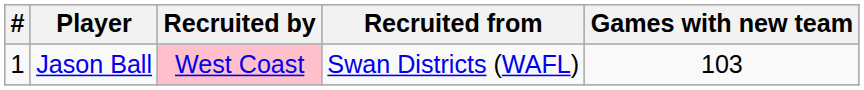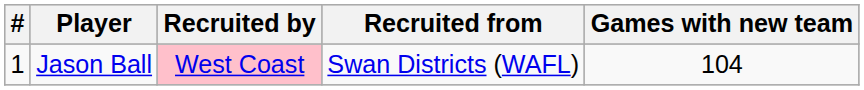(722, 64) 103 -> (722, 64) 104
